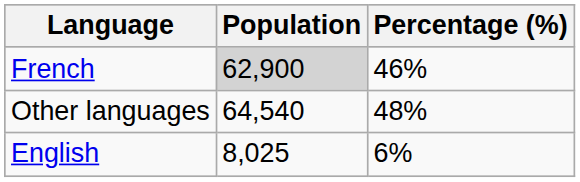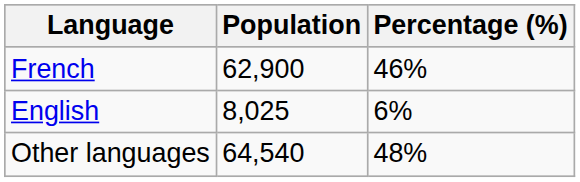(263, 68) lightgrey background -> (263, 68) no background
rows swapped: (55, 153) <-> (110, 111)
